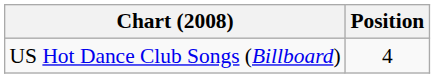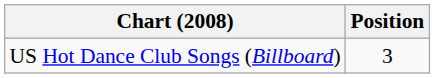(387, 55) 4 -> (387, 55) 3
